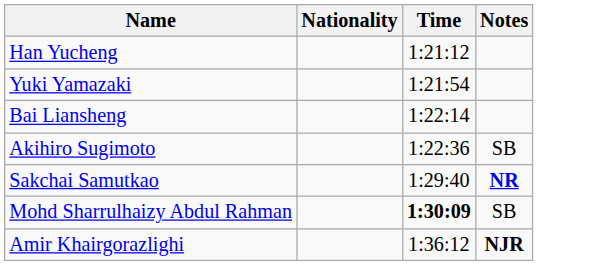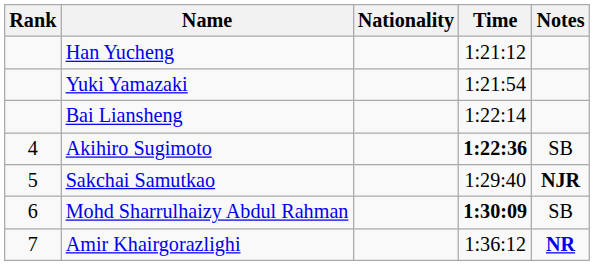+ column: (33, 20)
(439, 148) normal -> (495, 148) bold
(504, 180) NR -> (561, 180) NJR
(504, 244) NJR -> (561, 244) NR
